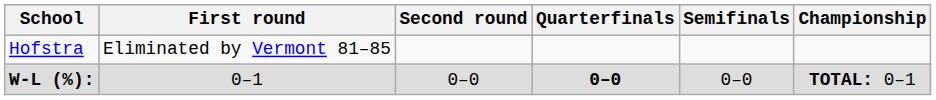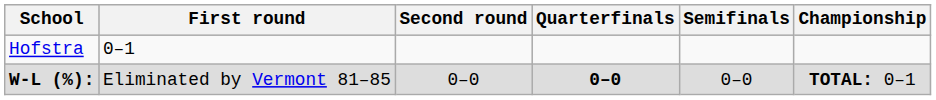(247, 49) Eliminated by Vermont 81–85 -> (119, 49) 0–1
(247, 79) 0–1 -> (247, 79) Eliminated by Vermont 81–85
